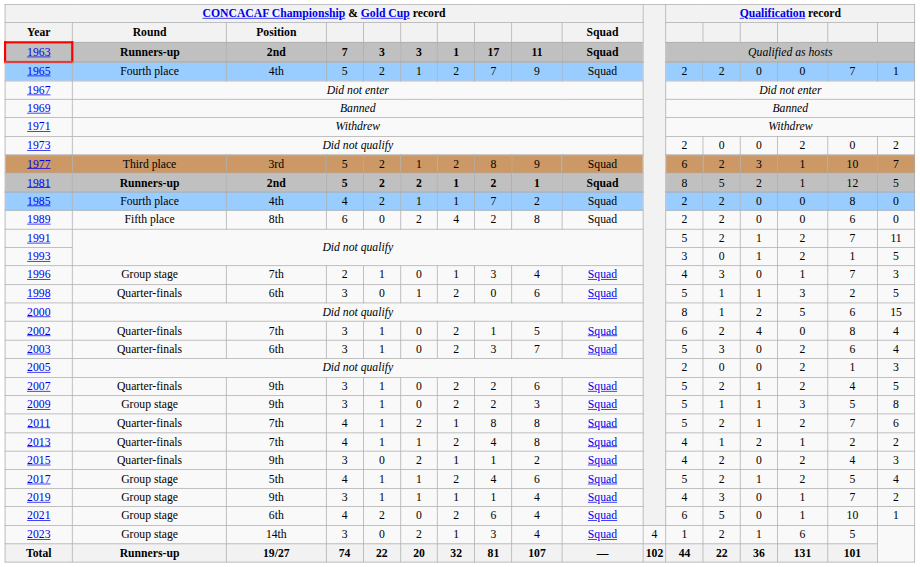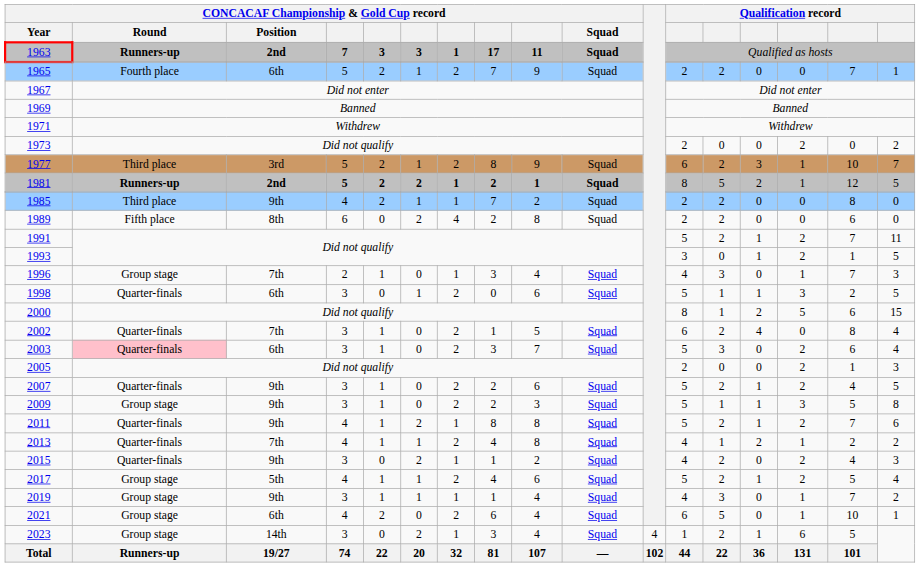(276, 71) 4th -> (276, 71) 6th
(150, 201) Fourth place -> (150, 201) Third place
(276, 201) 4th -> (276, 201) 9th
(150, 349) no background -> (150, 349) pink background
(276, 423) 7th -> (276, 423) 9th
